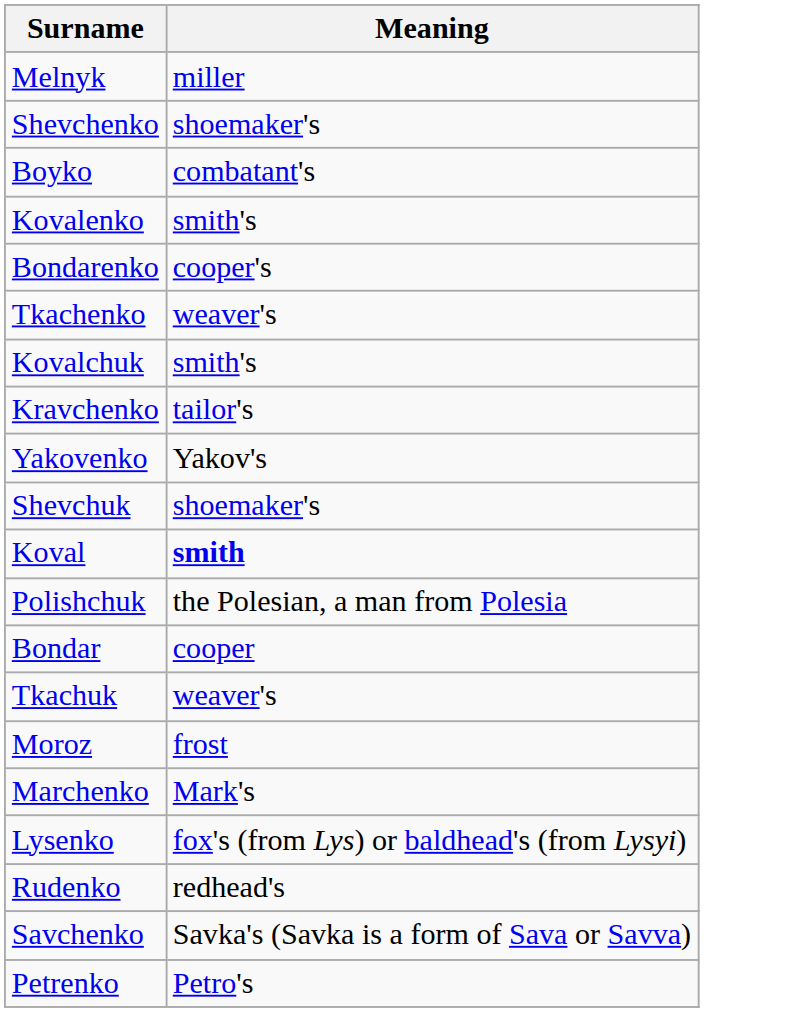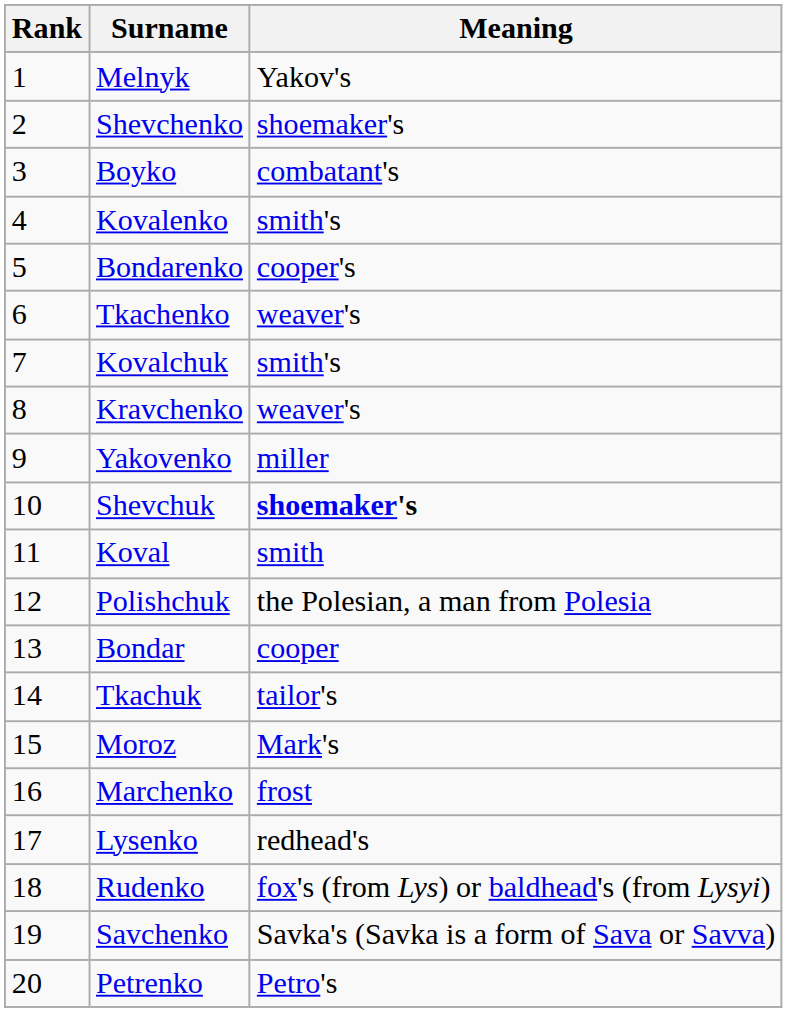+ column: (47, 28)
(209, 76) miller -> (304, 76) Yakov's
(213, 409) tailor's -> (309, 409) weaver's
(220, 457) Yakov's -> (293, 457) miller
(246, 505) normal -> (337, 505) bold
(209, 553) bold -> (290, 553) normal
(225, 696) weaver's -> (297, 696) tailor's
(200, 743) frost -> (298, 743) Mark's
(214, 791) Mark's -> (284, 791) frost
(430, 839) fox's (from Lys) or baldhead's (from Lysyi) -> (313, 839) redhead's
(229, 887) redhead's -> (514, 887) fox's (from Lys) or baldhead's (from Lysyi)
